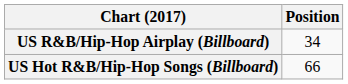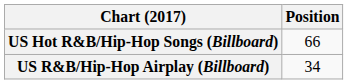rows swapped: (143, 66) <-> (143, 41)
